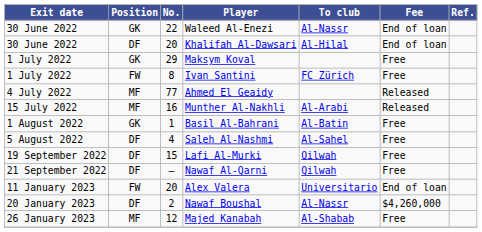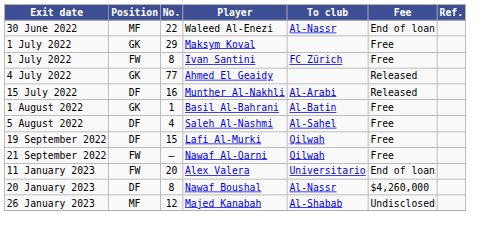(135, 28) GK -> (135, 28) MF
- row: (241, 44)
(135, 92) MF -> (135, 76) GK
(135, 108) MF -> (135, 92) DF
(135, 171) DF -> (135, 155) FW
(172, 203) 2 -> (172, 187) 8
(394, 219) Free -> (403, 203) Undisclosed
